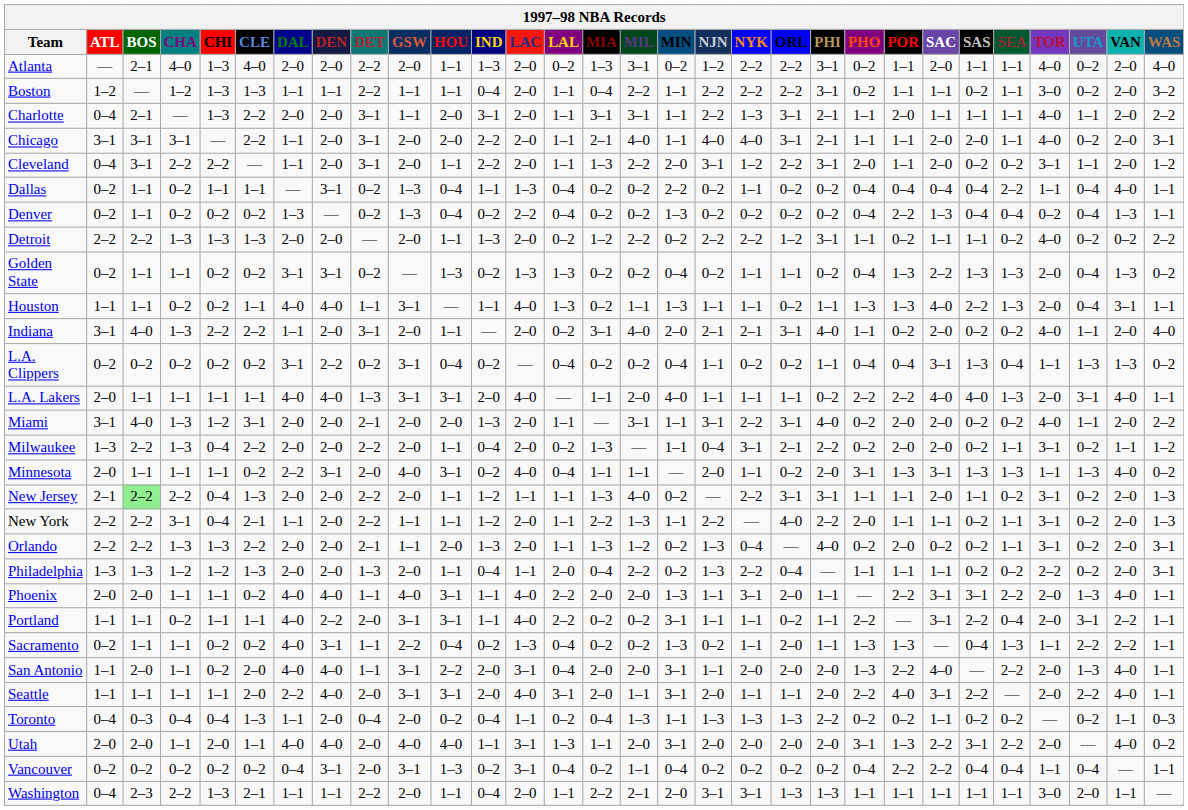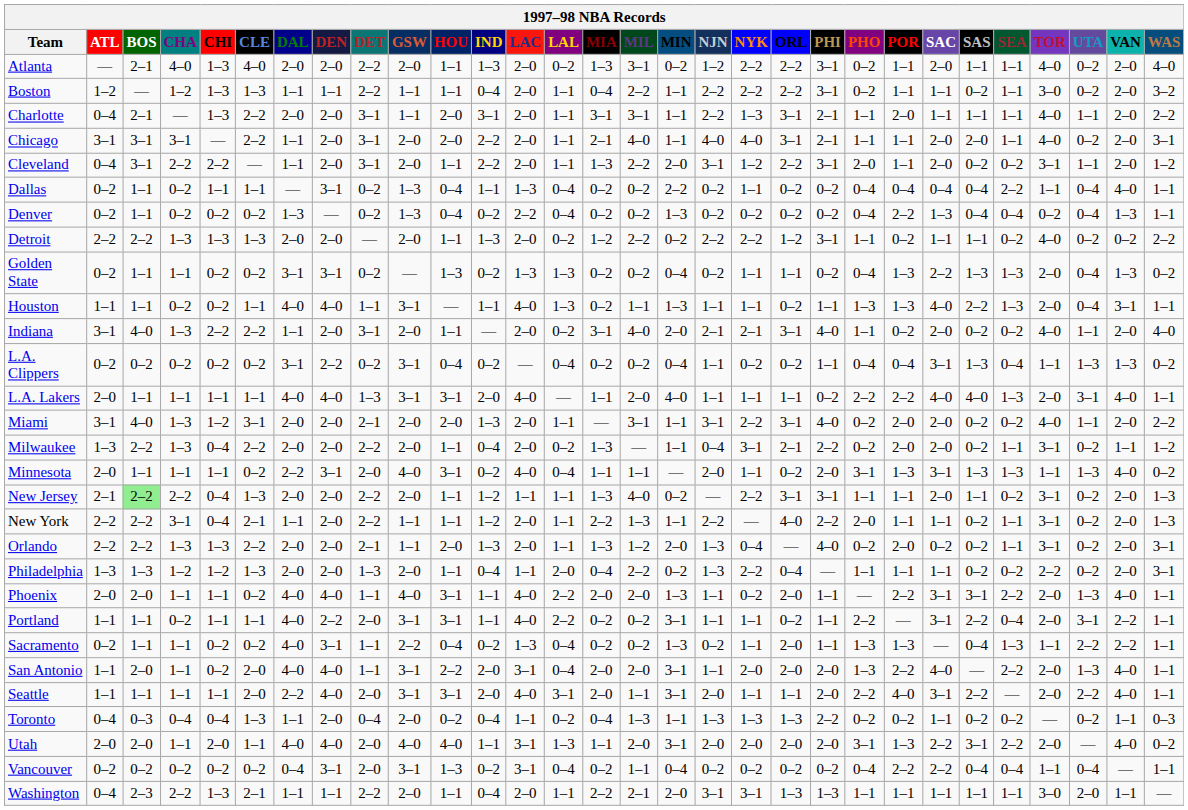(676, 546) 0–2 -> (676, 546) 2–0
(751, 596) 3–1 -> (751, 596) 0–2
